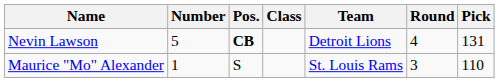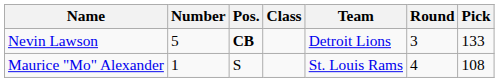(414, 41) 4 -> (414, 41) 3
(473, 41) 131 -> (473, 41) 133
(414, 65) 3 -> (414, 65) 4
(473, 65) 110 -> (473, 65) 108
